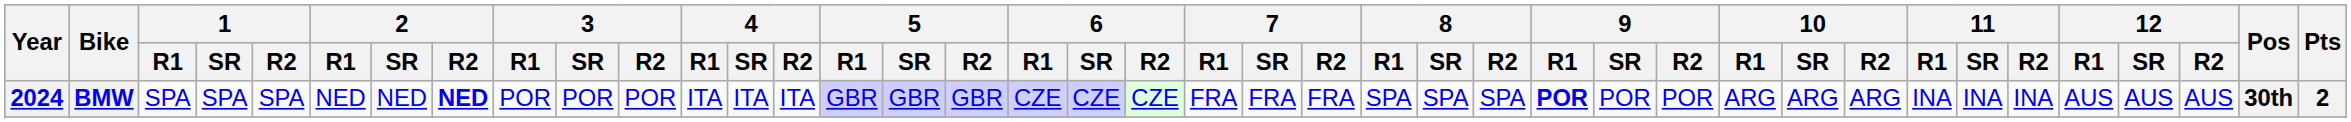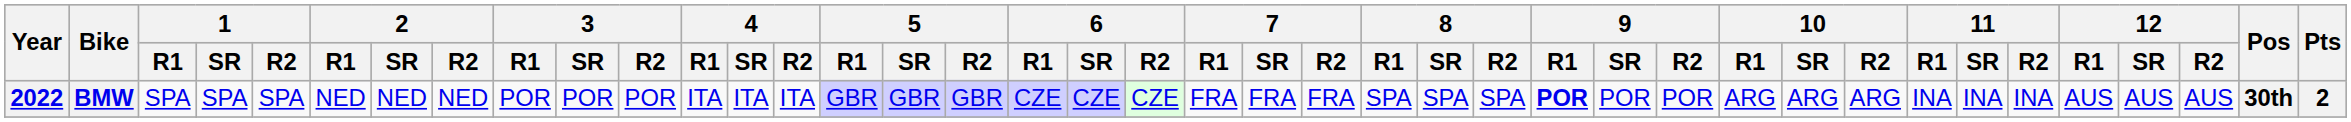(37, 99) 2024 -> (37, 99) 2022
(463, 99) bold -> (463, 99) normal
